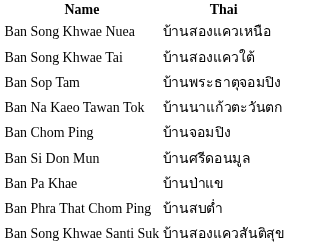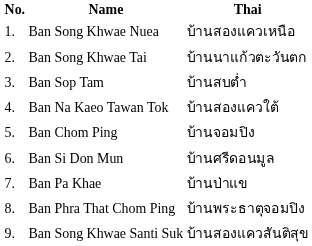+ column: (15, 9)
(209, 57) บ้านสองแควใต้ -> (247, 57) บ้านนาแก้วตะวันตก
(222, 82) บ้านพระธาตุจอมปิง -> (217, 82) บ้านสบต่ำ
(223, 107) บ้านนาแก้วตะวันตก -> (233, 107) บ้านสองแควใต้
(193, 208) บ้านสบต่ำ -> (246, 208) บ้านพระธาตุจอมปิง
